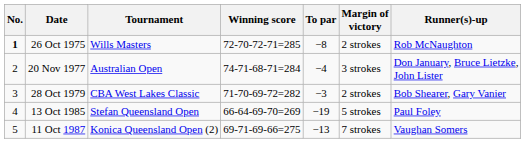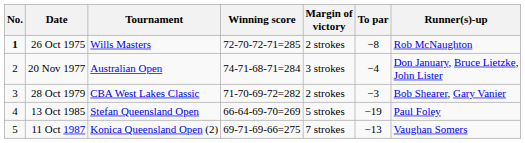columns swapped: (321, 20) <-> (365, 20)
